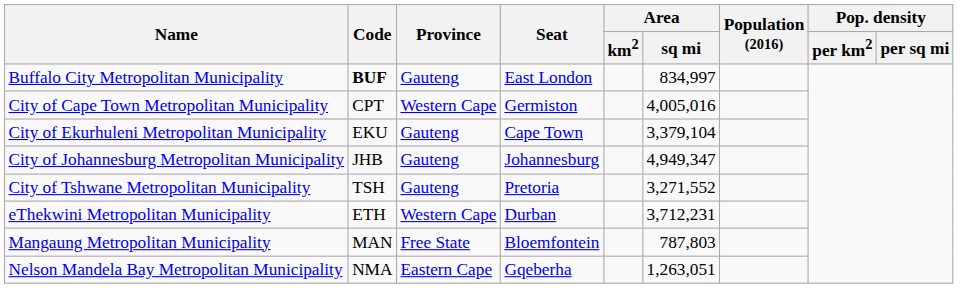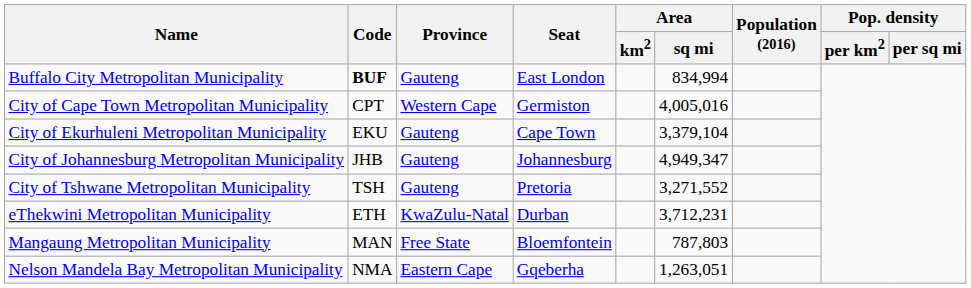(688, 77) 834,997 -> (700, 77) 834,994
(448, 214) Western Cape -> (455, 214) KwaZulu-Natal
